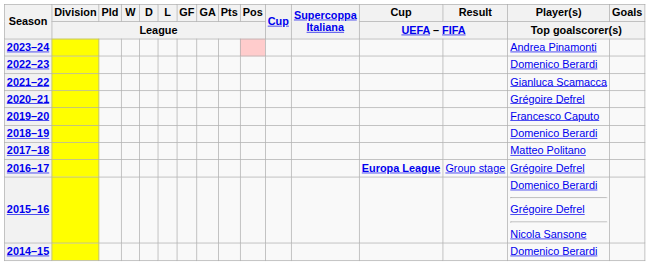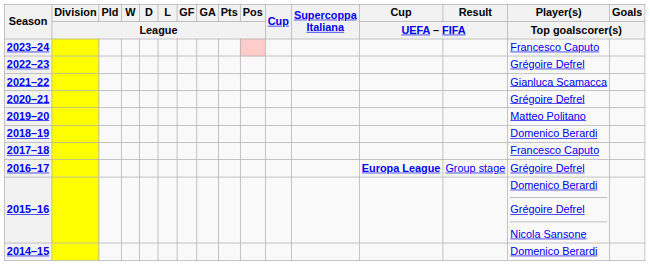(554, 47) Andrea Pinamonti -> (555, 47) Francesco Caputo
(554, 64) Domenico Berardi -> (547, 64) Grégoire Defrel
(555, 116) Francesco Caputo -> (548, 116) Matteo Politano
(548, 151) Matteo Politano -> (555, 151) Francesco Caputo
